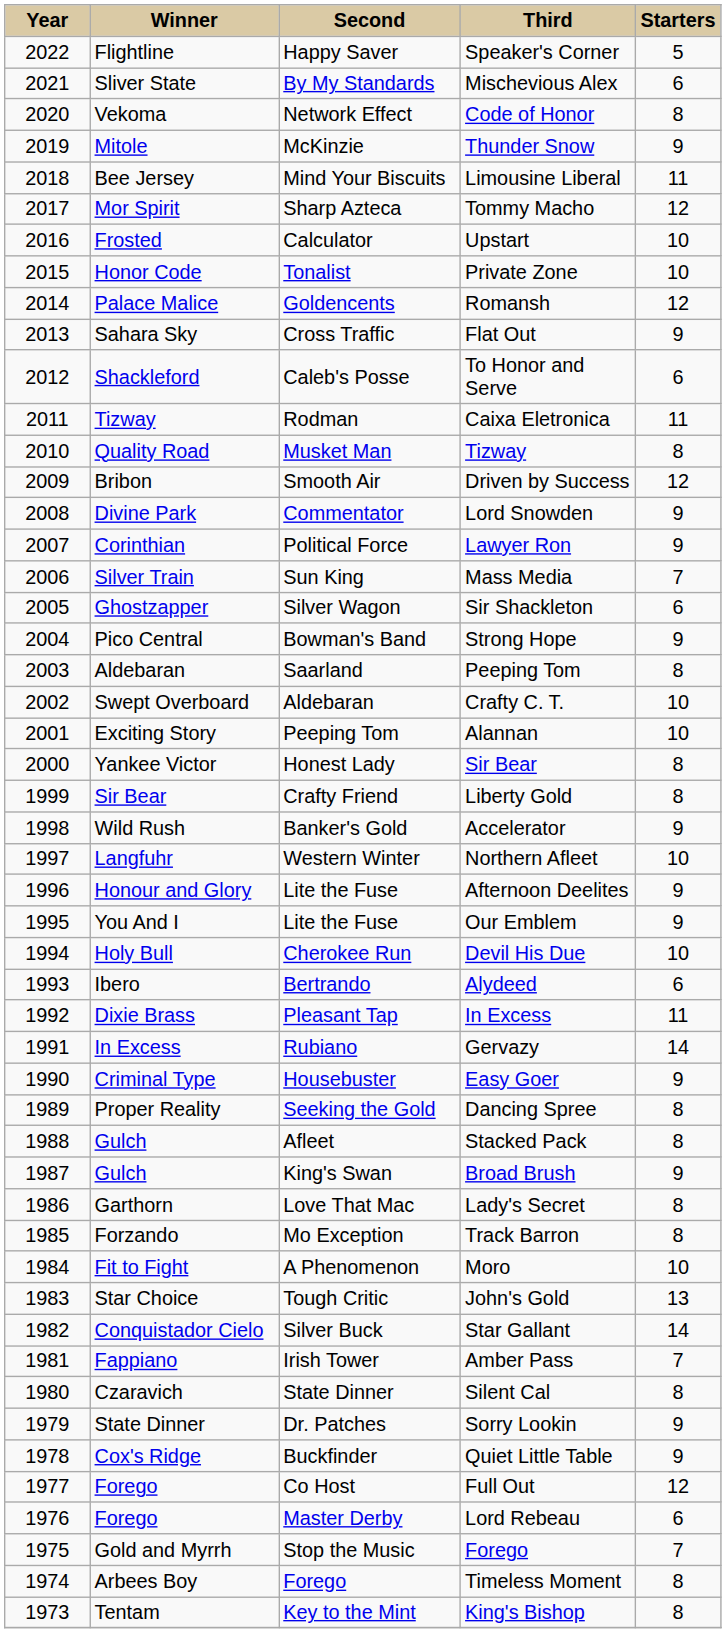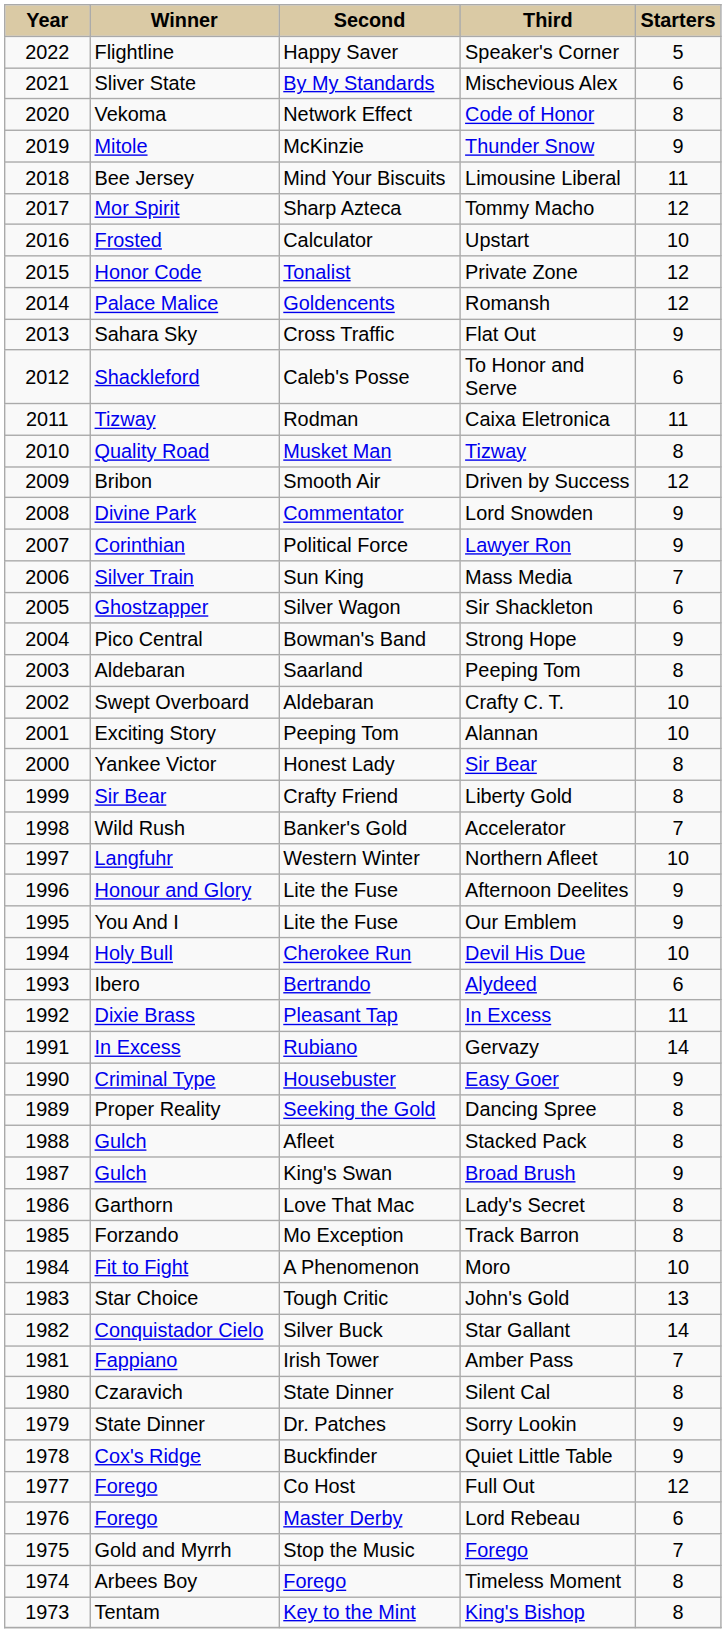(678, 272) 10 -> (678, 272) 12
(678, 828) 9 -> (678, 828) 7
